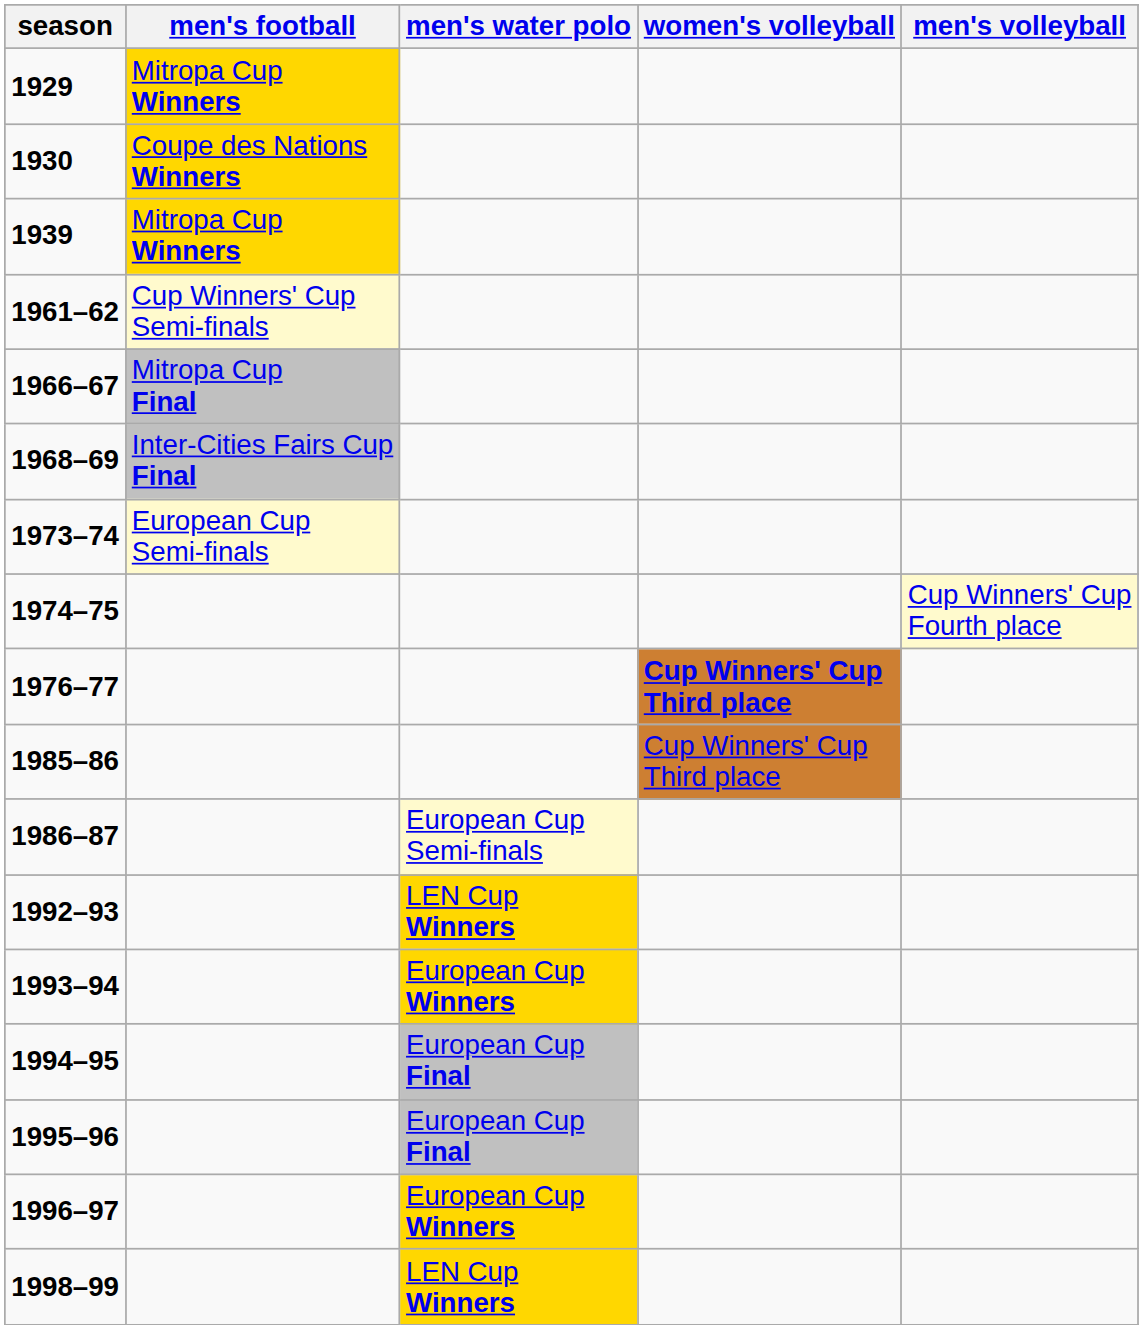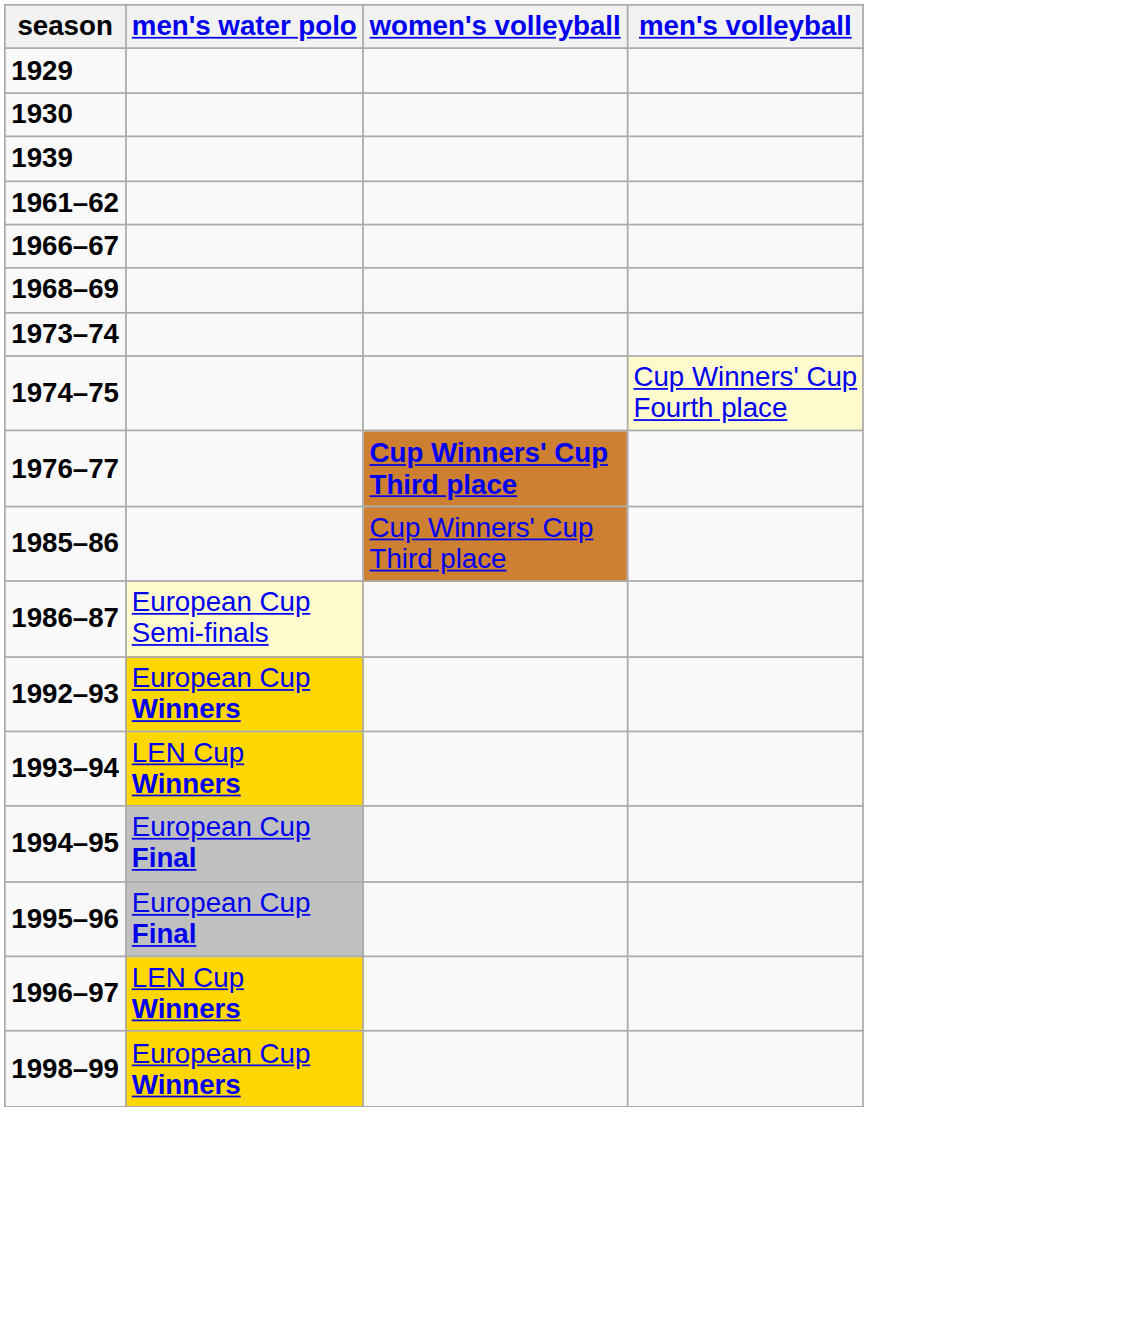- column: (263, 26)
(462, 911) LEN Cup Winners -> (221, 693) European Cup Winners
(495, 986) European Cup Winners -> (188, 768) LEN Cup Winners
(495, 1211) European Cup Winners -> (188, 993) LEN Cup Winners
(462, 1286) LEN Cup Winners -> (221, 1068) European Cup Winners
